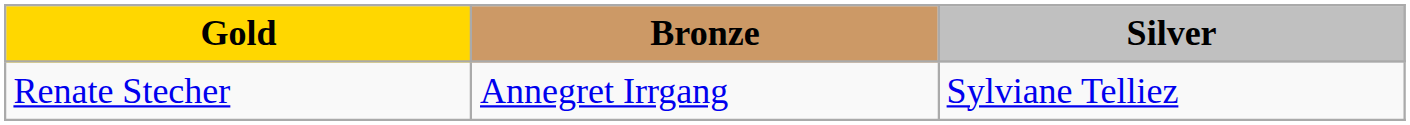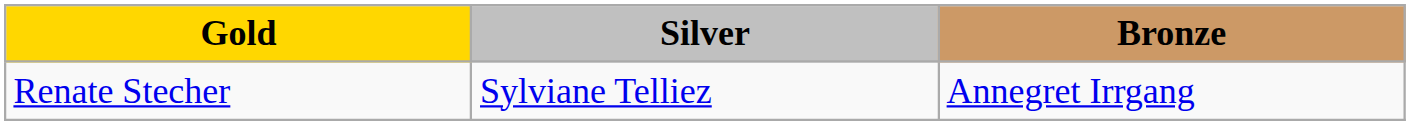columns swapped: (1172, 33) <-> (705, 33)
